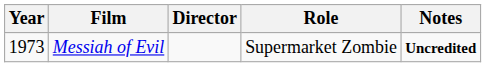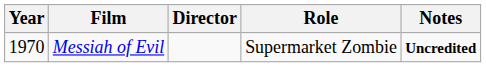(27, 47) 1973 -> (27, 47) 1970
